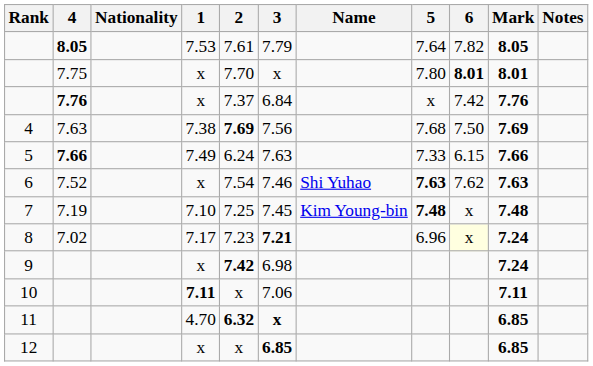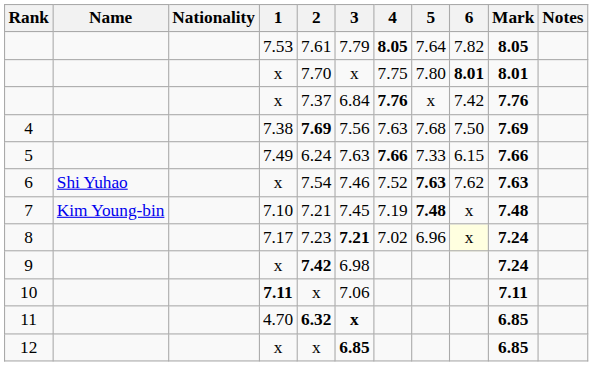columns swapped: (354, 18) <-> (72, 18)
(239, 210) 7.25 -> (316, 210) 7.21
